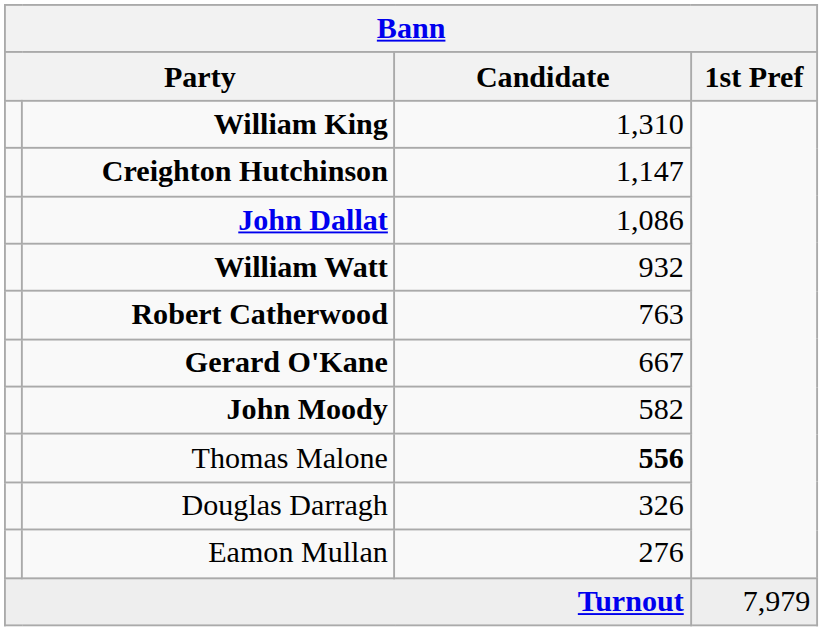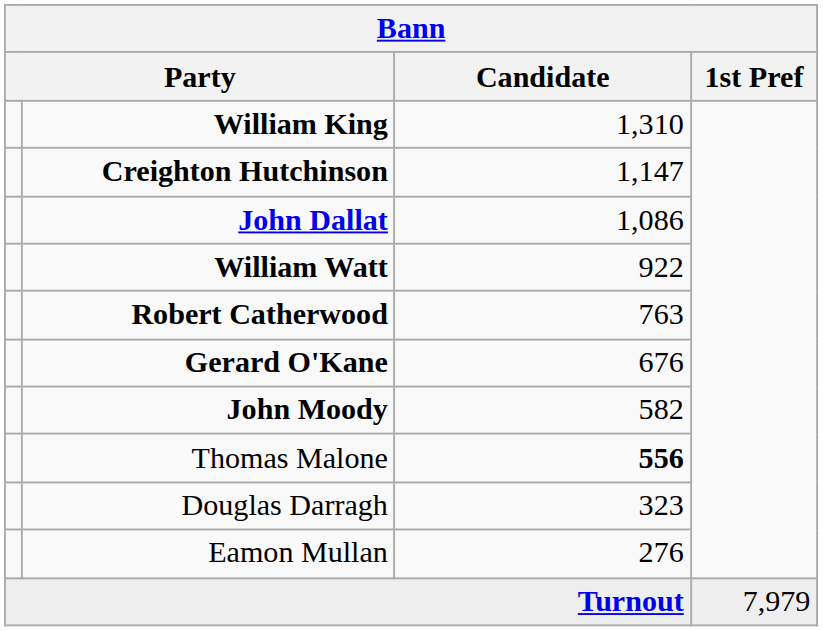(661, 266) 932 -> (661, 266) 922
(661, 362) 667 -> (661, 362) 676
(661, 505) 326 -> (661, 505) 323
